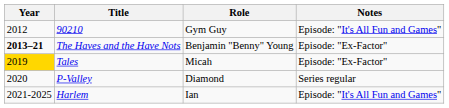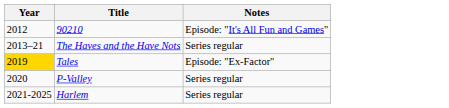- column: (239, 12)
(25, 45) bold -> (25, 45) normal
(343, 45) Episode: "Ex-Factor" -> (214, 45) Series regular
(370, 95) Episode: "It's All Fun and Games" -> (214, 95) Series regular
